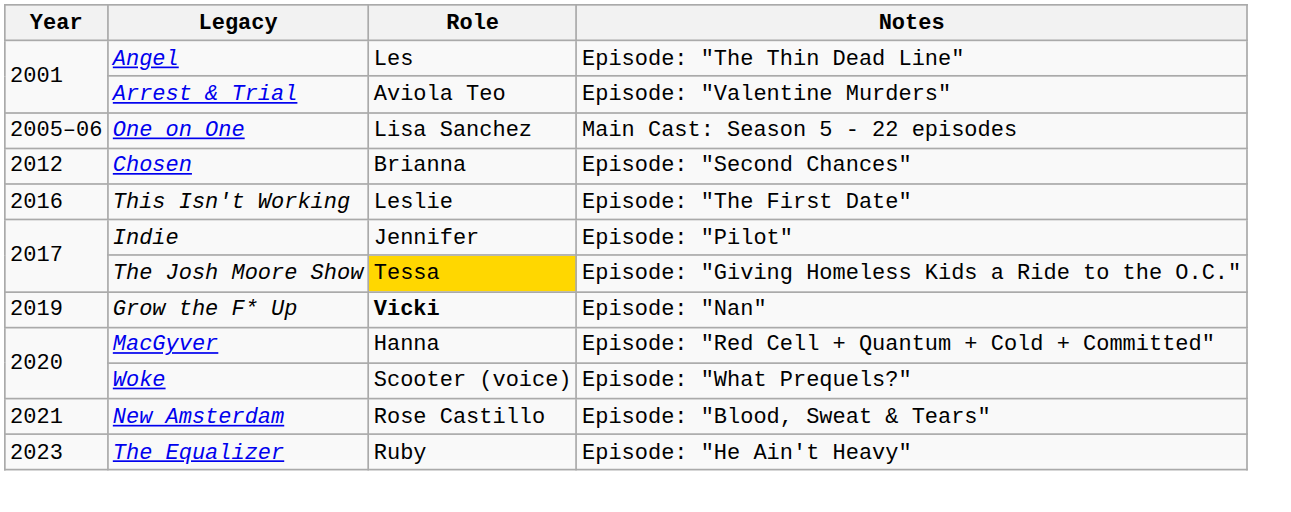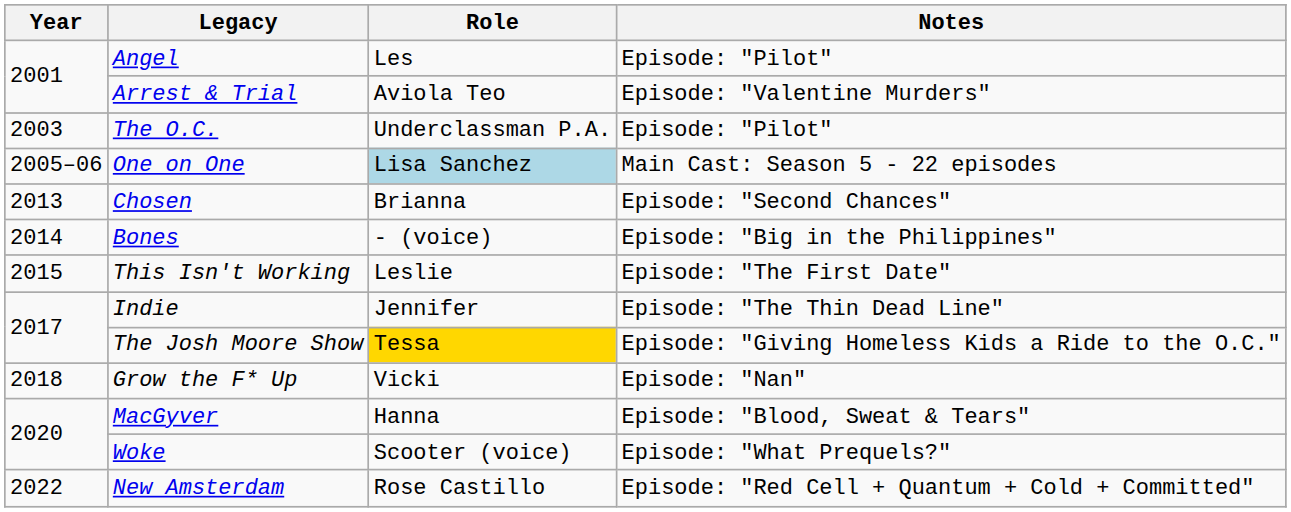(773, 59) Episode: "The Thin Dead Line" -> (727, 59) Episode: "Pilot"
+ row: (166, 130)
(453, 130) no background -> (453, 166) lightblue background
(36, 166) 2012 -> (36, 202) 2013
+ row: (146, 238)
(36, 202) 2016 -> (36, 273) 2015
(688, 238) Episode: "Pilot" -> (813, 309) Episode: "The Thin Dead Line"
(36, 309) 2019 -> (36, 381) 2018
(407, 309) bold -> (407, 381) normal
(898, 345) Episode: "Red Cell + Quantum + Cold + Committed" -> (826, 417) Episode: "Blood, Sweat & Tears"
(36, 417) 2021 -> (36, 488) 2022
(786, 417) Episode: "Blood, Sweat & Tears" -> (938, 488) Episode: "Red Cell + Quantum + Cold + Committed"
- row: (199, 452)
